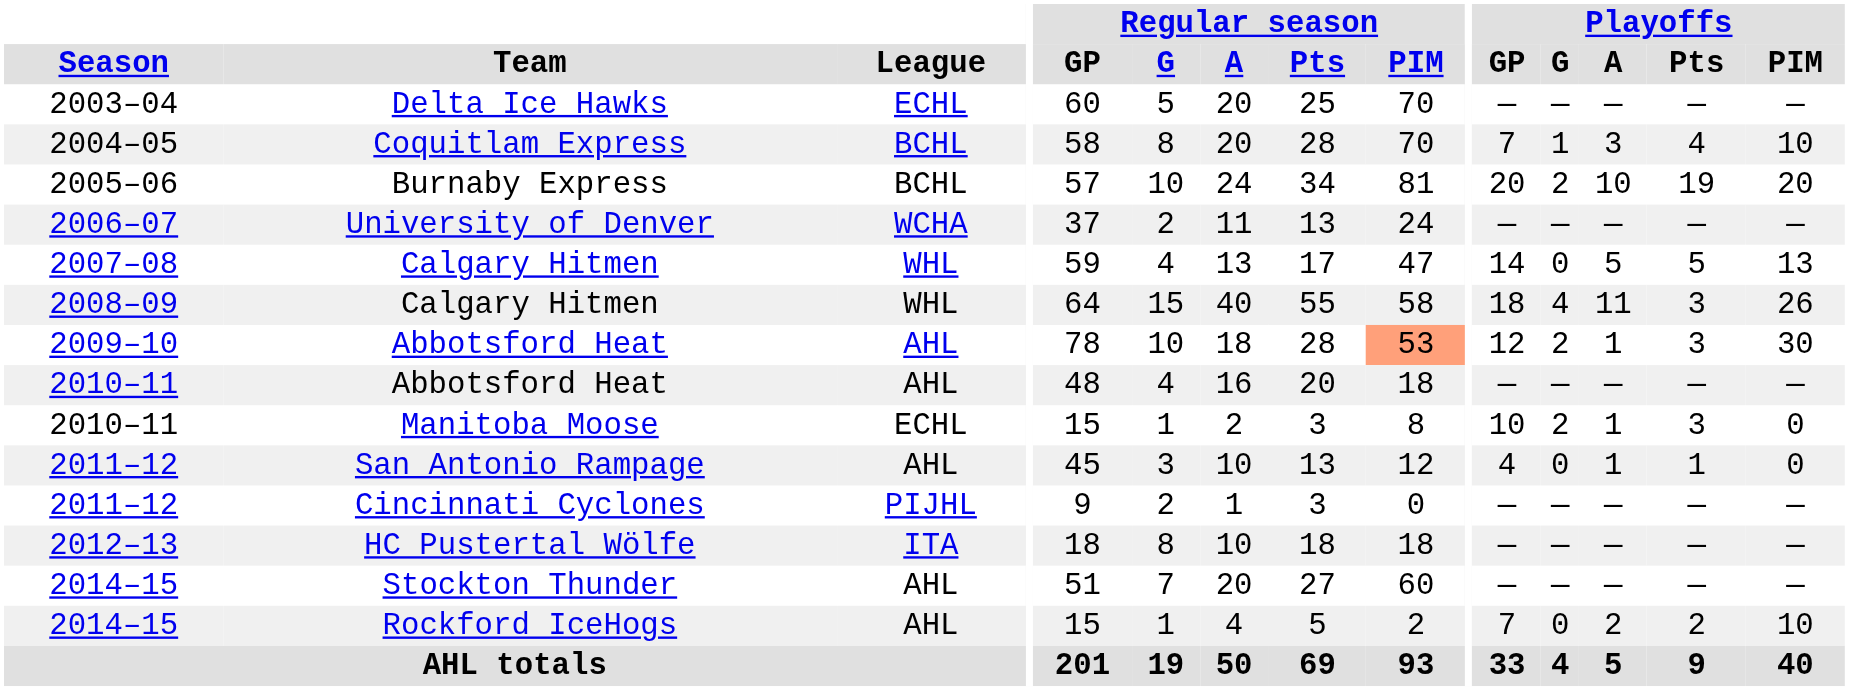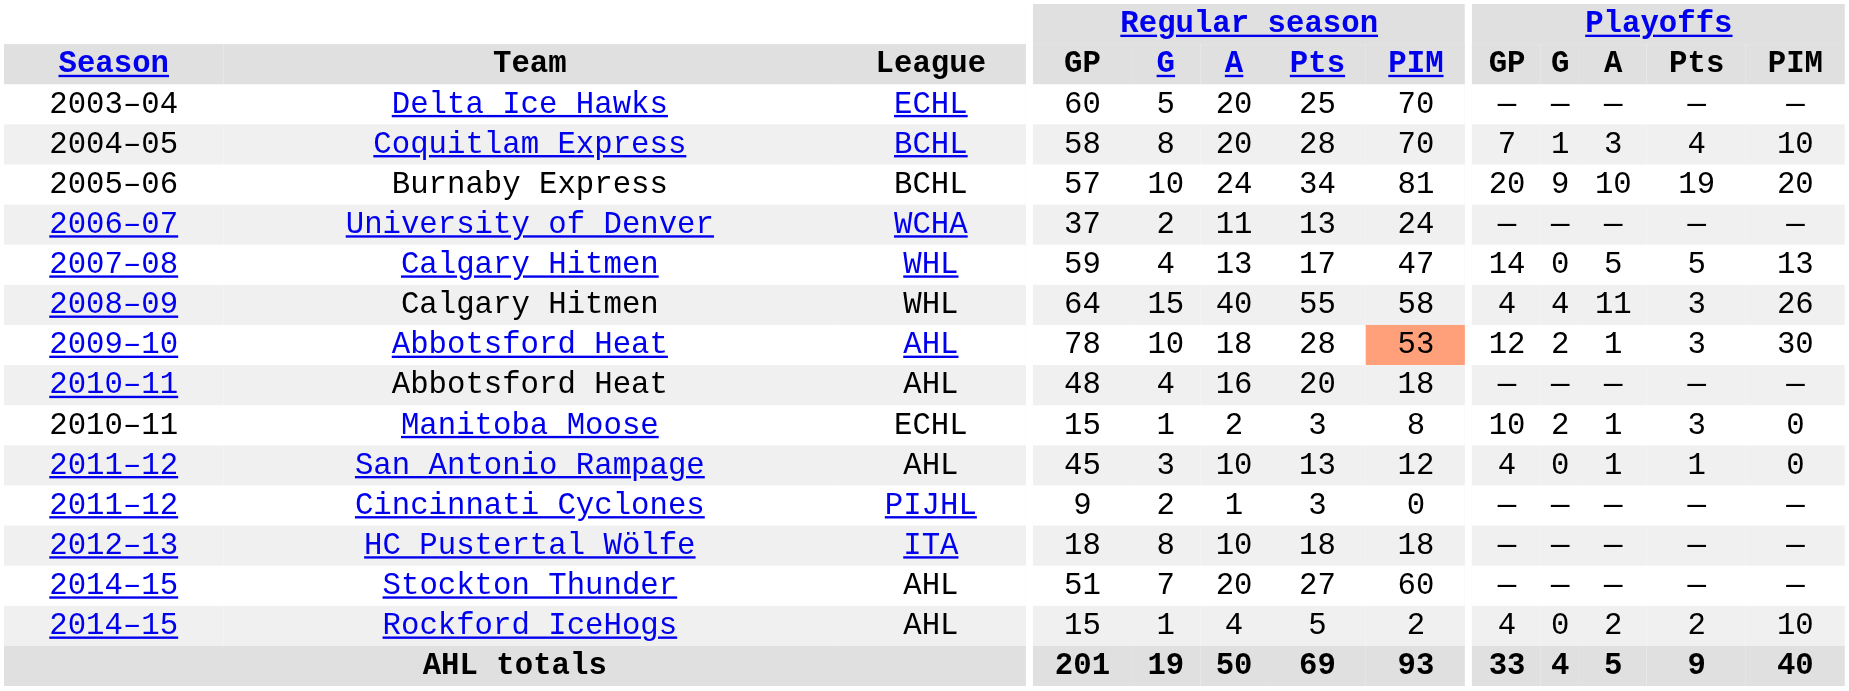(1560, 185) 2 -> (1560, 185) 9
(1507, 305) 18 -> (1507, 305) 4
(1507, 626) 7 -> (1507, 626) 4
